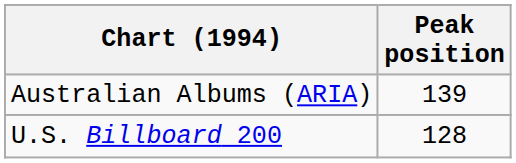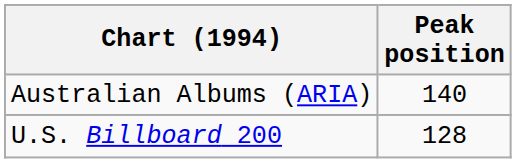(445, 95) 139 -> (445, 95) 140
